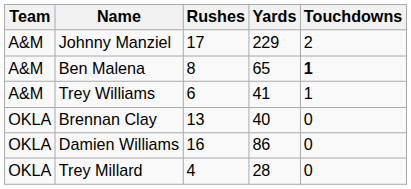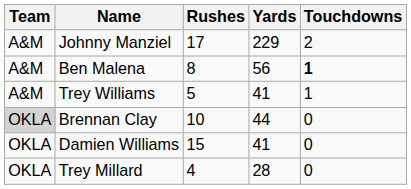(261, 68) 65 -> (261, 68) 56
(191, 94) 6 -> (191, 94) 5
(30, 119) no background -> (30, 119) lightgrey background
(196, 119) 13 -> (196, 119) 10
(261, 119) 40 -> (261, 119) 44
(196, 145) 16 -> (196, 145) 15
(261, 145) 86 -> (261, 145) 41
